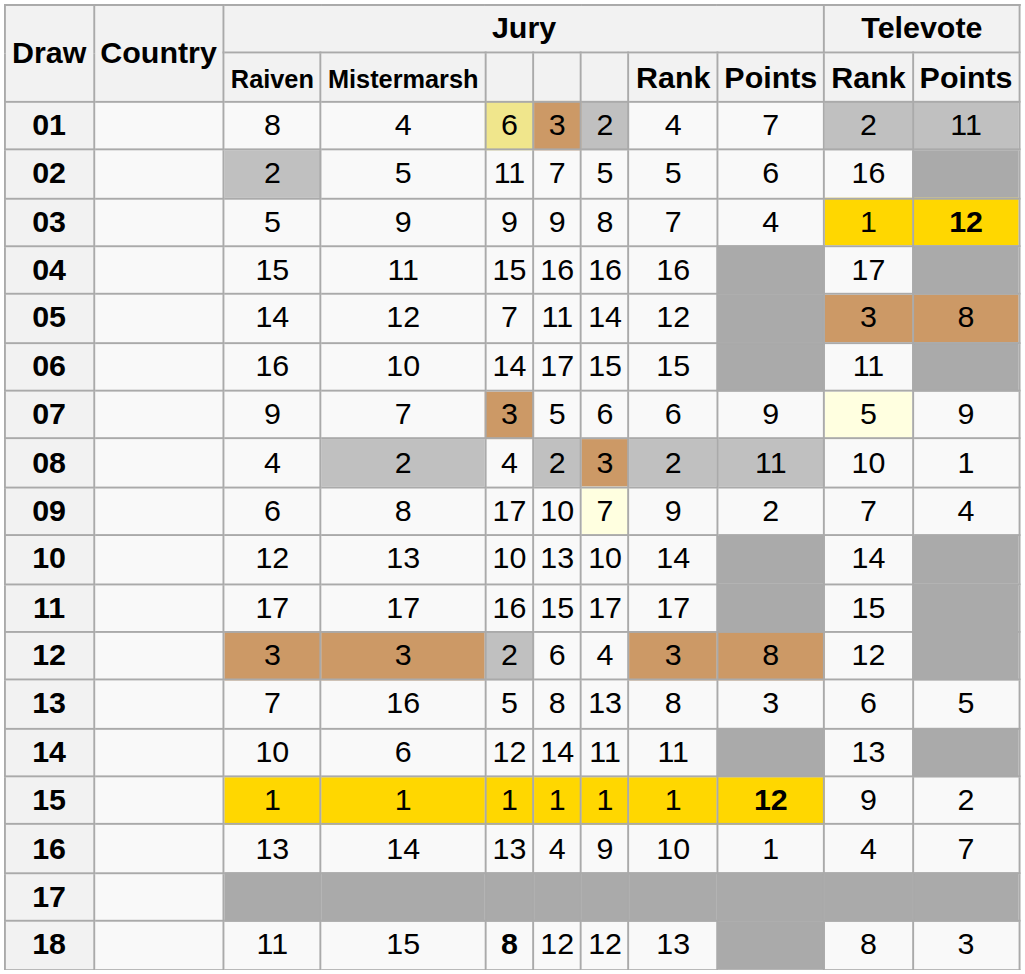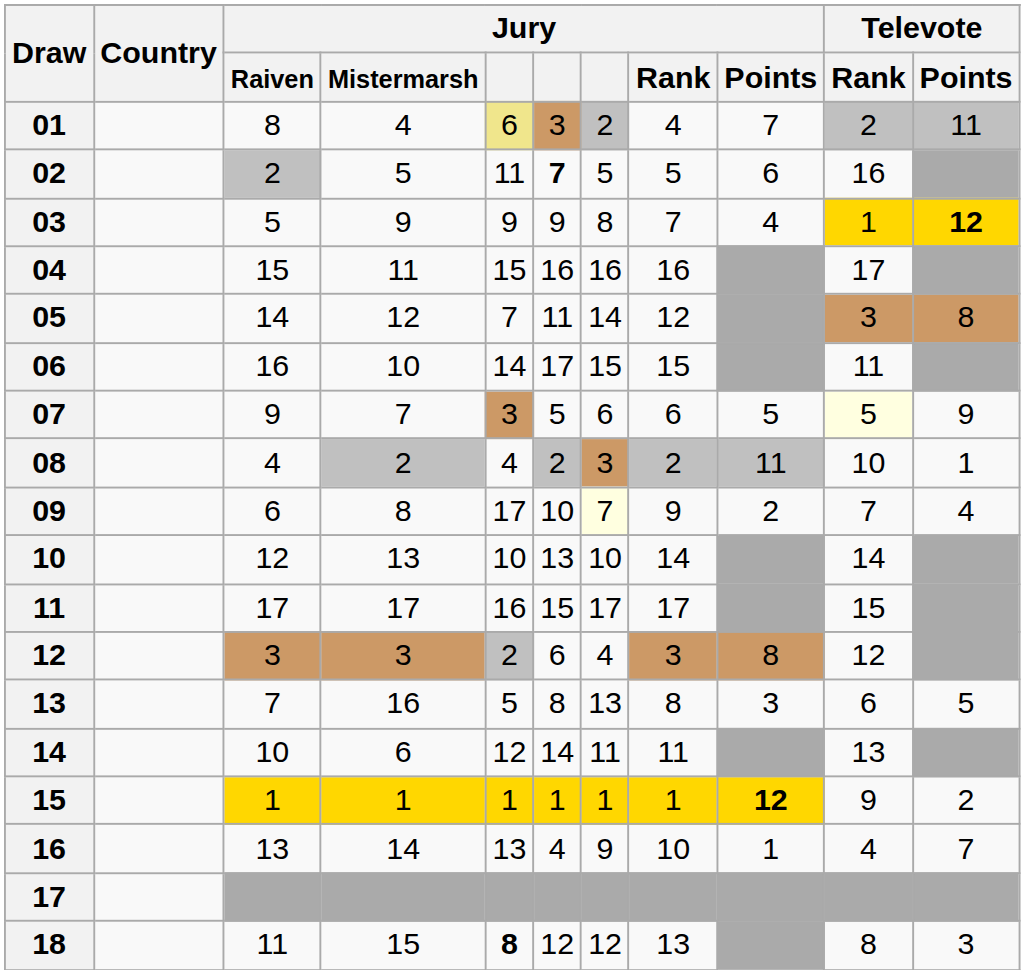(557, 173) normal -> (557, 173) bold
(771, 414) 9 -> (771, 414) 5
